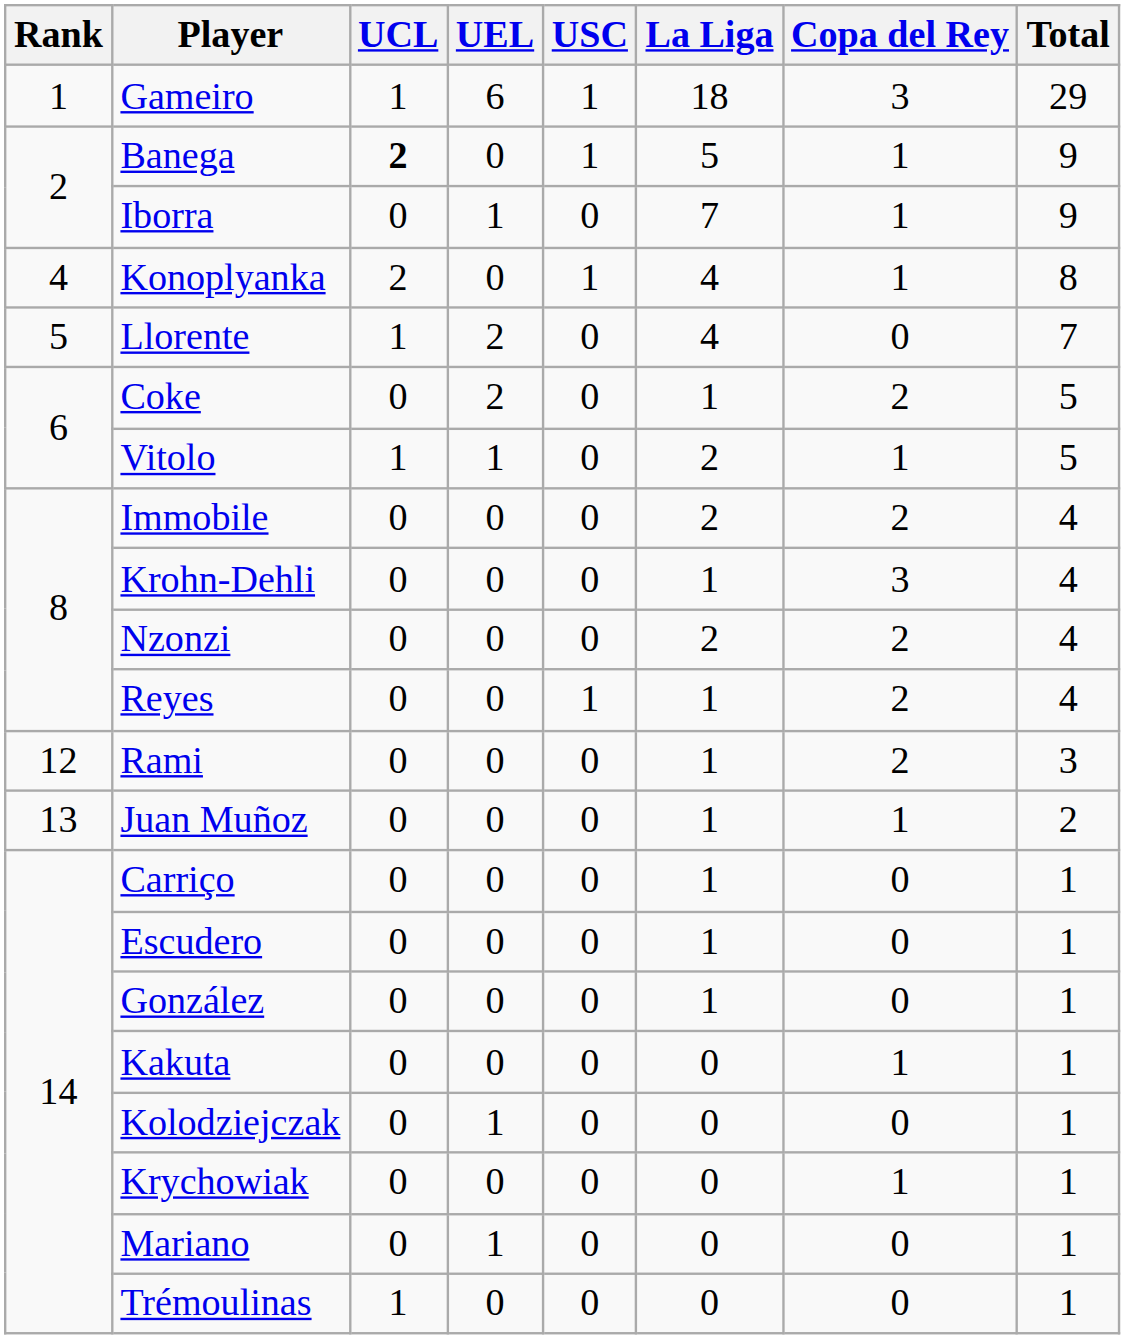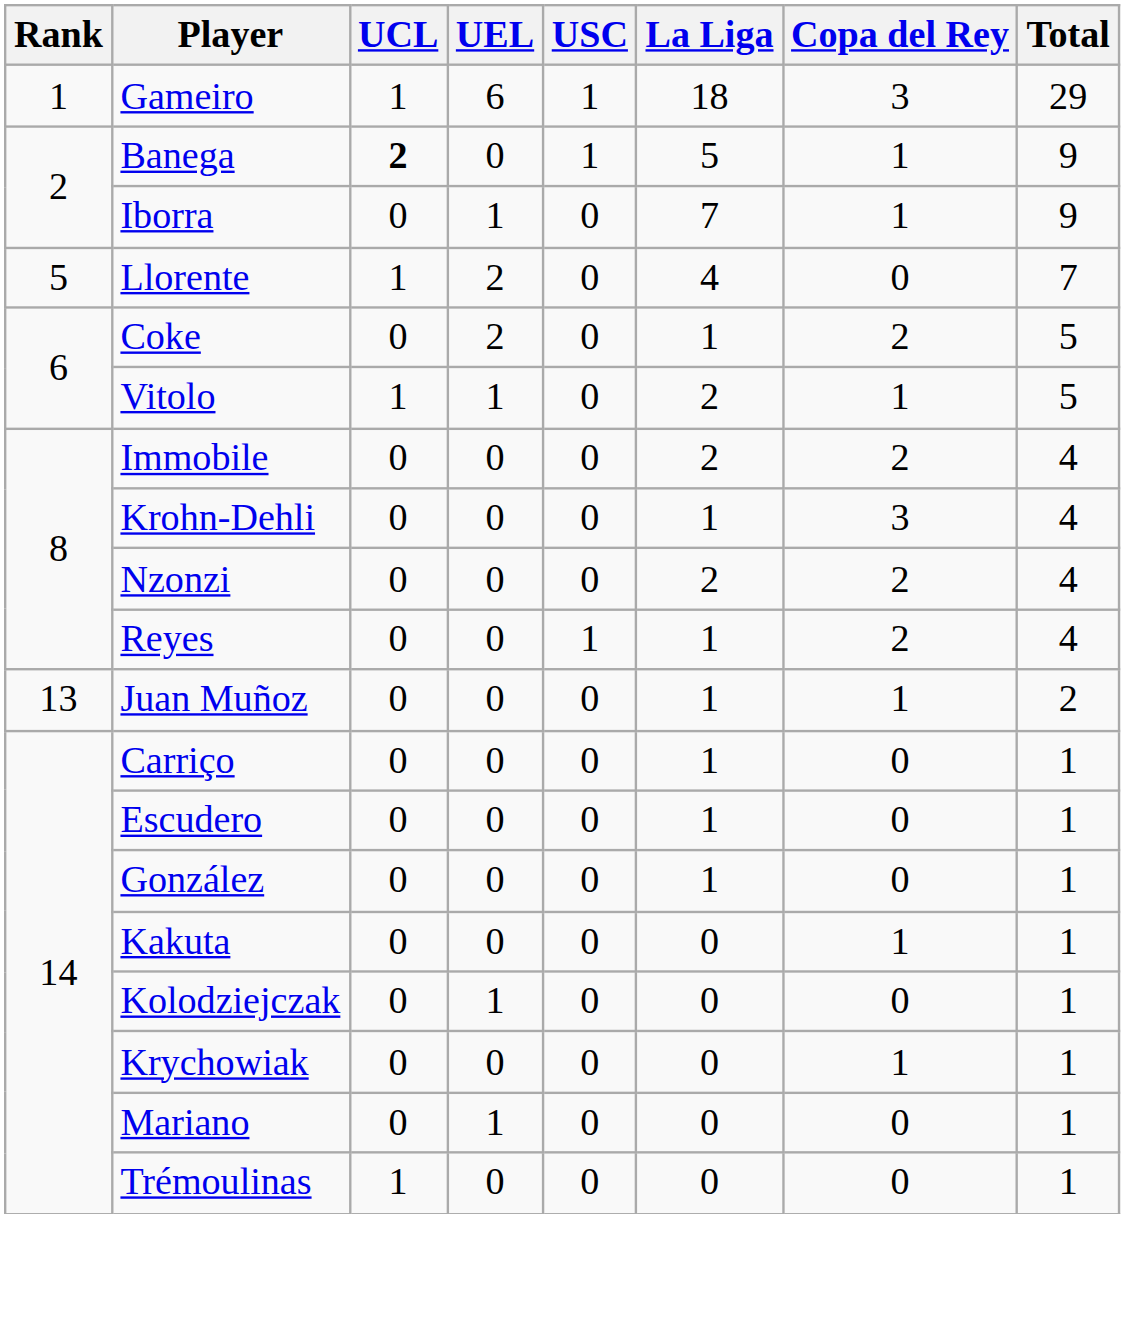- row: (223, 276)
- row: (162, 759)
